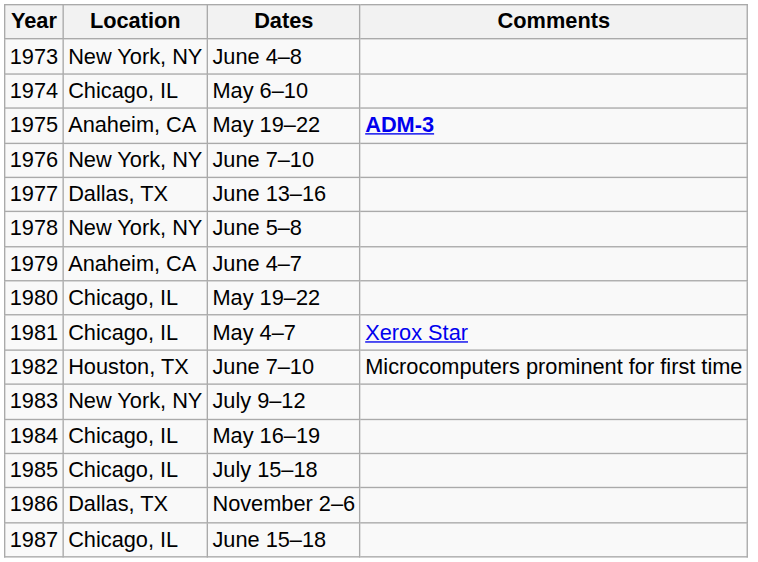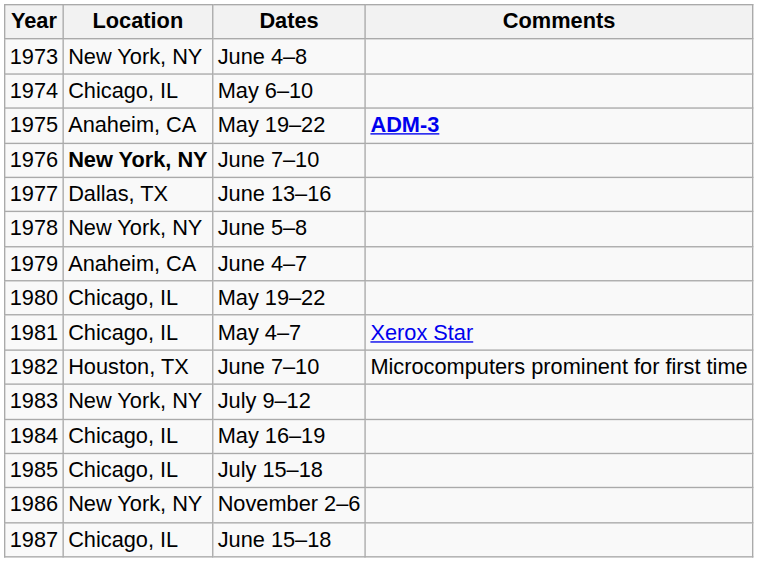(135, 159) normal -> (138, 159) bold
(118, 504) Dallas, TX -> (135, 504) New York, NY
